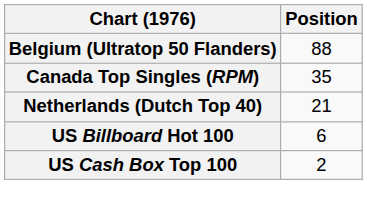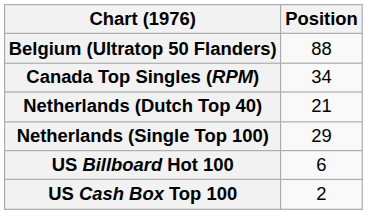(321, 77) 35 -> (321, 77) 34
+ row: (143, 135)
